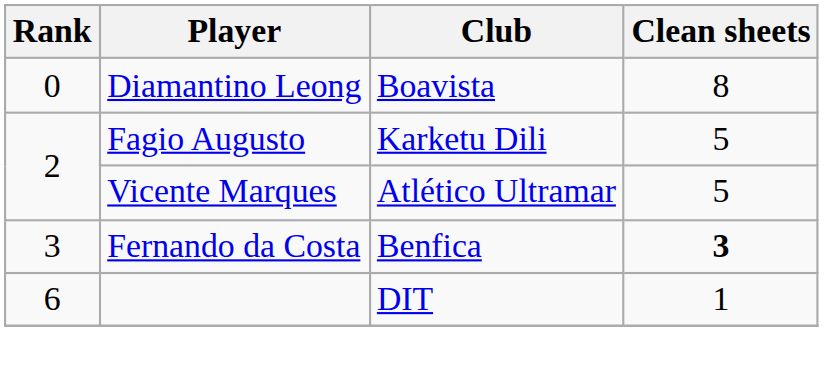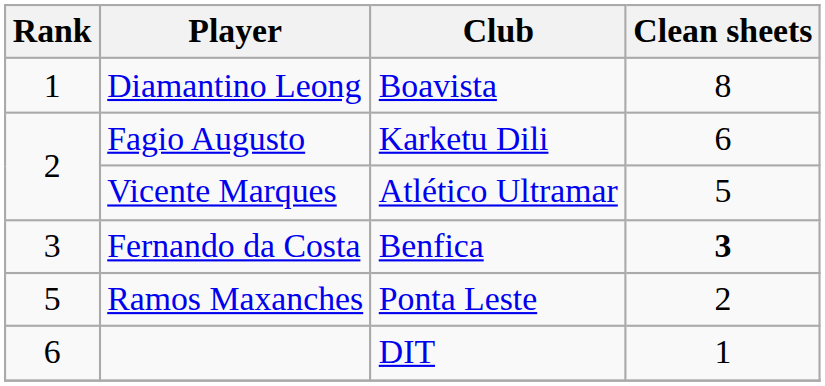(52, 84) 0 -> (52, 84) 1
(721, 138) 5 -> (723, 138) 6
+ row: (235, 298)
